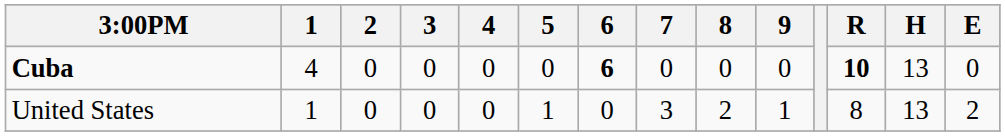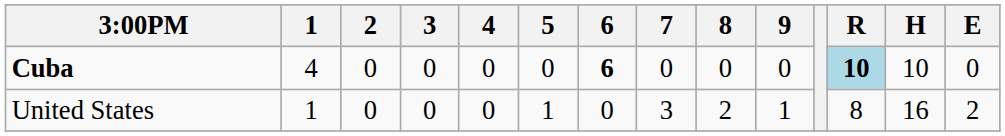(856, 67) no background -> (856, 67) lightblue background
(916, 67) 13 -> (916, 67) 10
(916, 109) 13 -> (916, 109) 16
